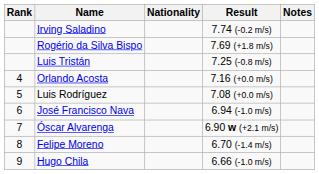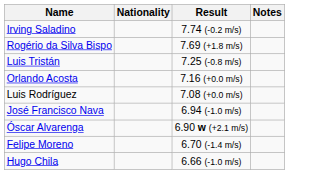- column: (19, 12)
